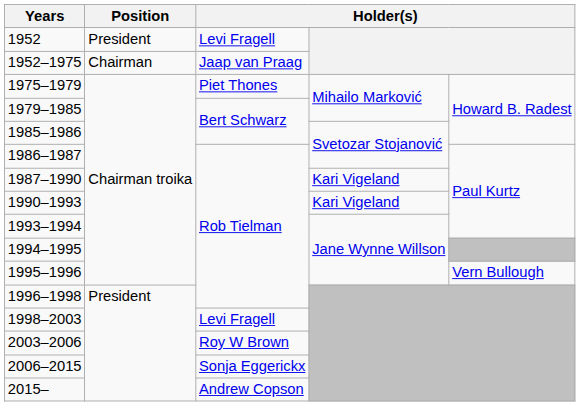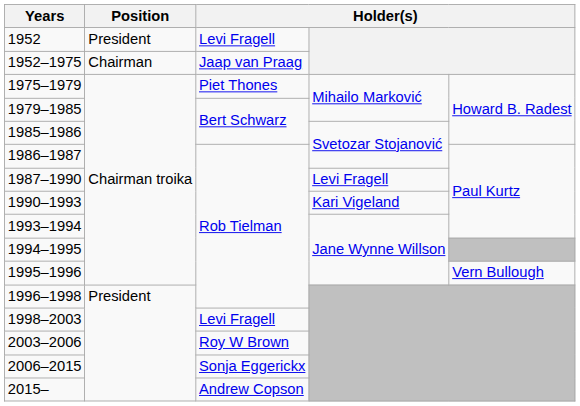(356, 179) Kari Vigeland -> (350, 179) Levi Fragell
